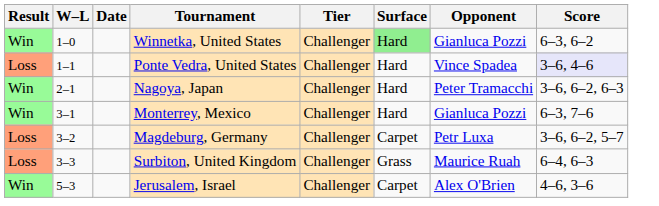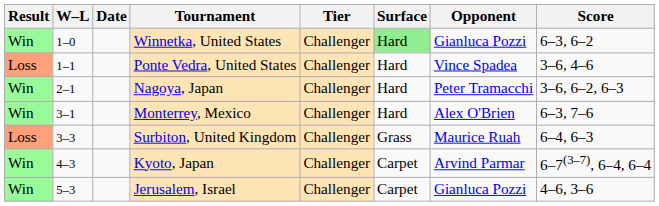(567, 64) lavender background -> (567, 64) no background
(480, 112) Gianluca Pozzi -> (474, 112) Alex O'Brien
- row: (201, 137)
+ row: (174, 163)
(474, 185) Alex O'Brien -> (480, 189) Gianluca Pozzi
